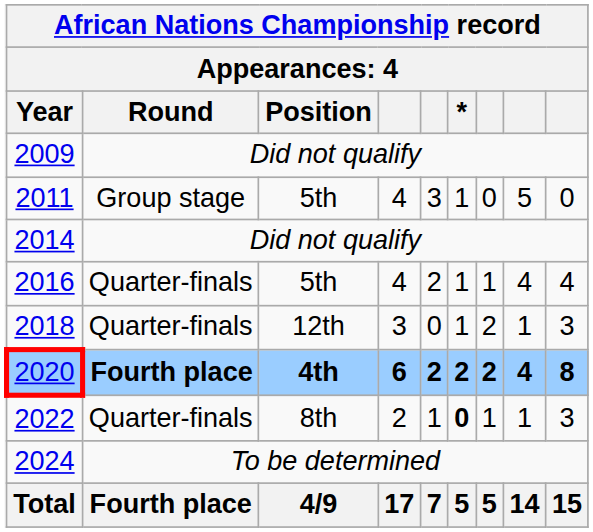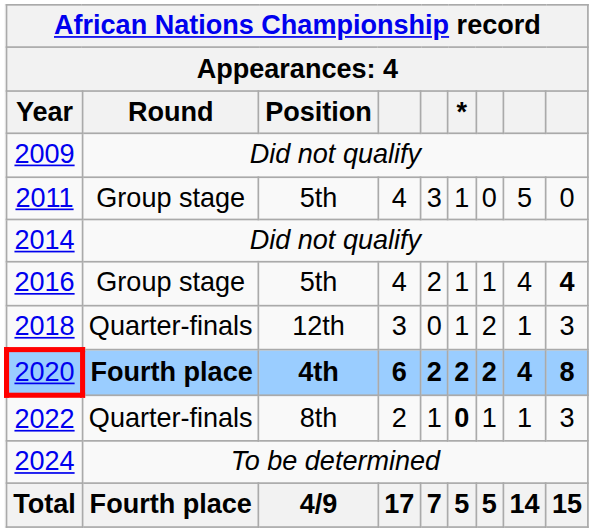(171, 283) Quarter-finals -> (171, 283) Group stage
(567, 283) normal -> (567, 283) bold
